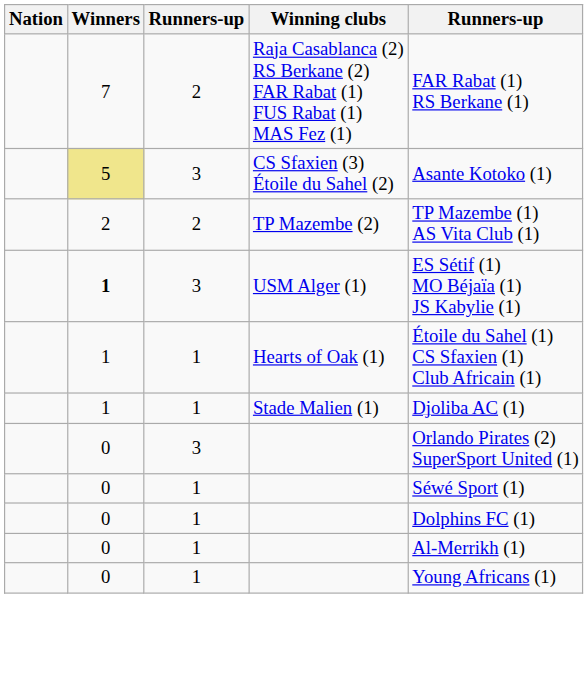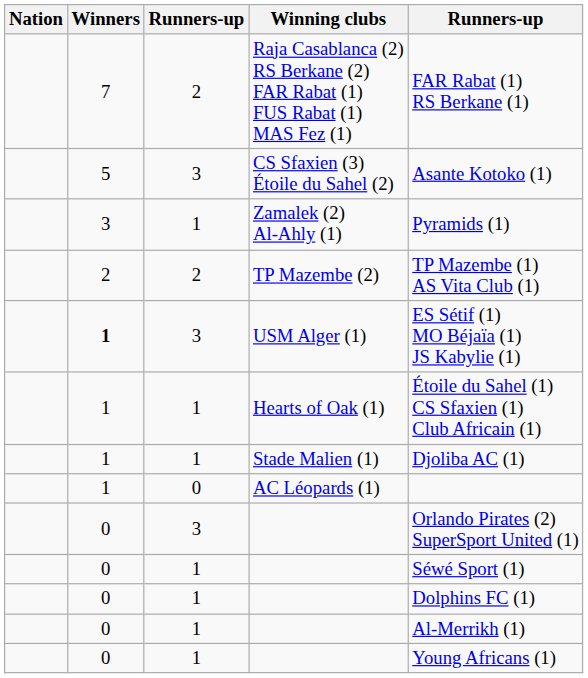(106, 173) khaki background -> (106, 173) no background
+ row: (196, 224)
+ row: (196, 488)
